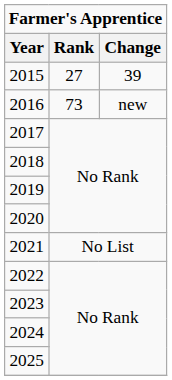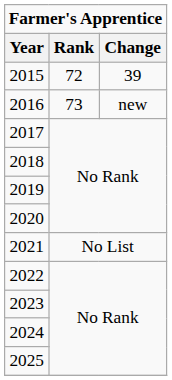(74, 76) 27 -> (74, 76) 72
